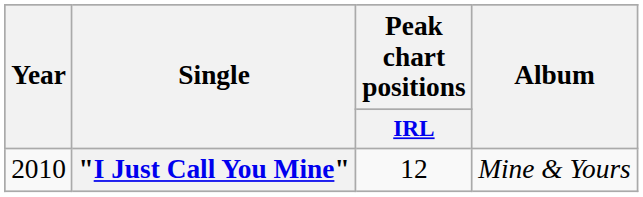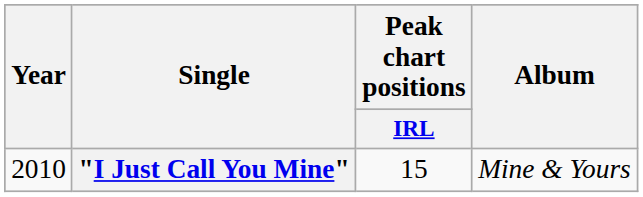(414, 169) 12 -> (414, 169) 15
